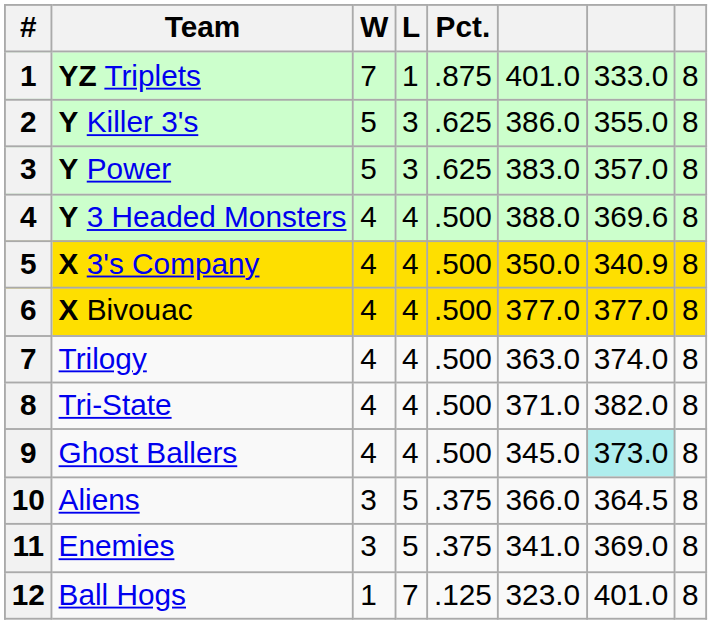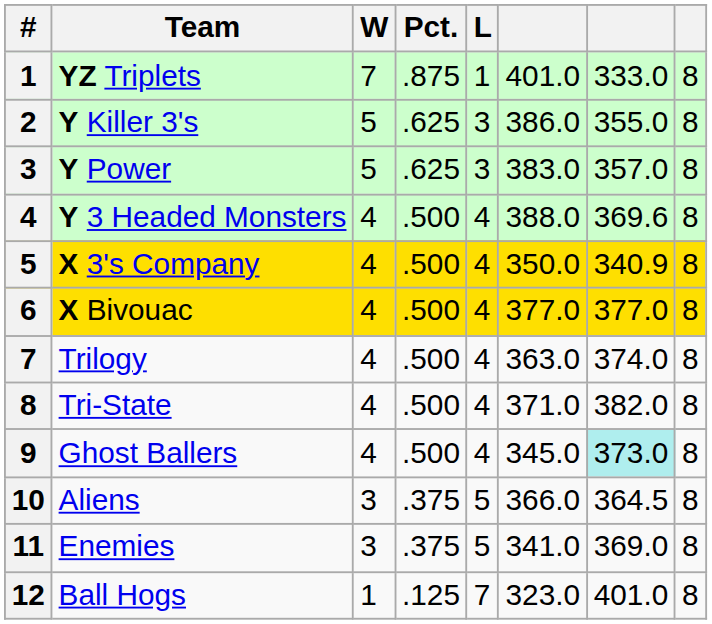columns swapped: (411, 28) <-> (463, 28)
